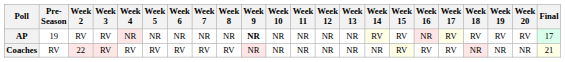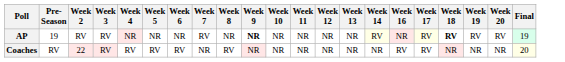- column: (402, 17)
(204, 36) NR -> (204, 36) RV
(476, 36) normal -> (451, 36) bold
(549, 36) 17 -> (524, 36) 19
(204, 50) RV -> (204, 50) NR
(549, 50) 21 -> (524, 50) 20
